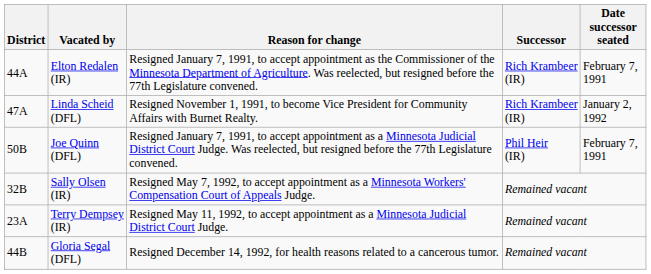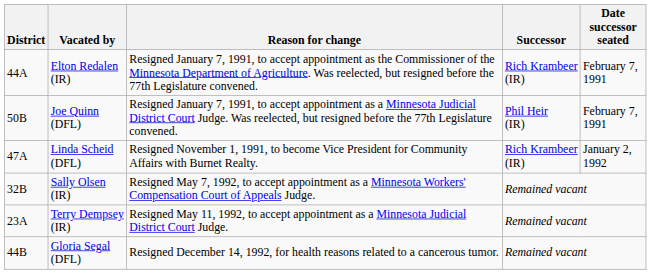rows swapped: (75, 150) <-> (82, 111)
